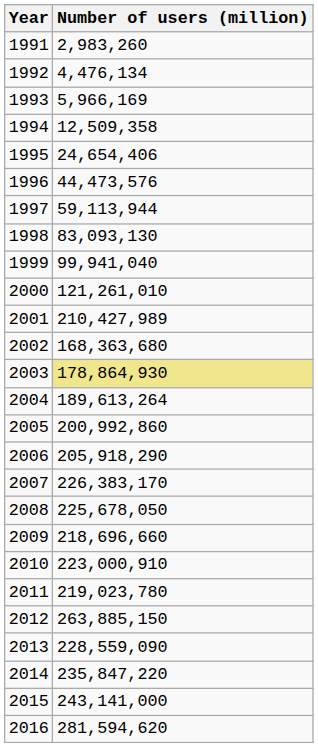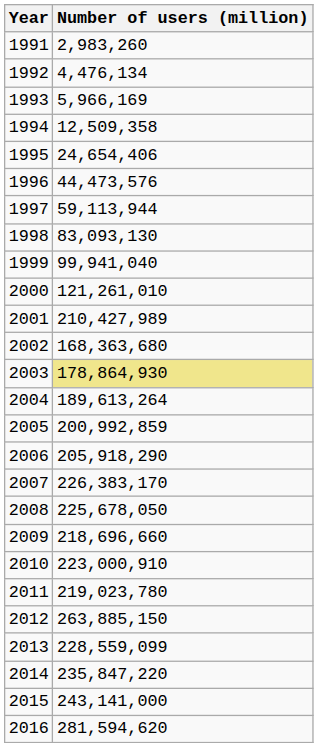(112, 428) 200,992,860 -> (112, 428) 200,992,859
(112, 647) 228,559,090 -> (112, 647) 228,559,099
